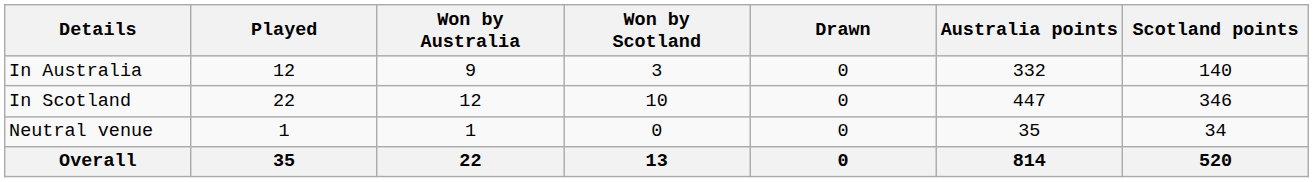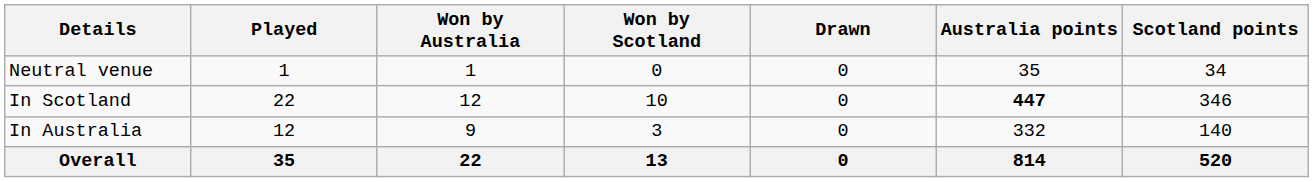rows swapped: (76, 71) <-> (81, 131)
(1029, 101) normal -> (1029, 101) bold
